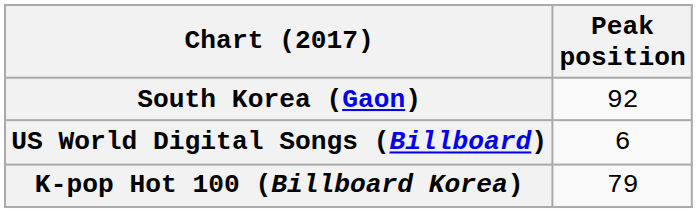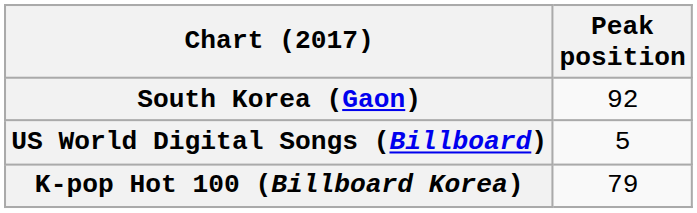(623, 142) 6 -> (623, 142) 5
